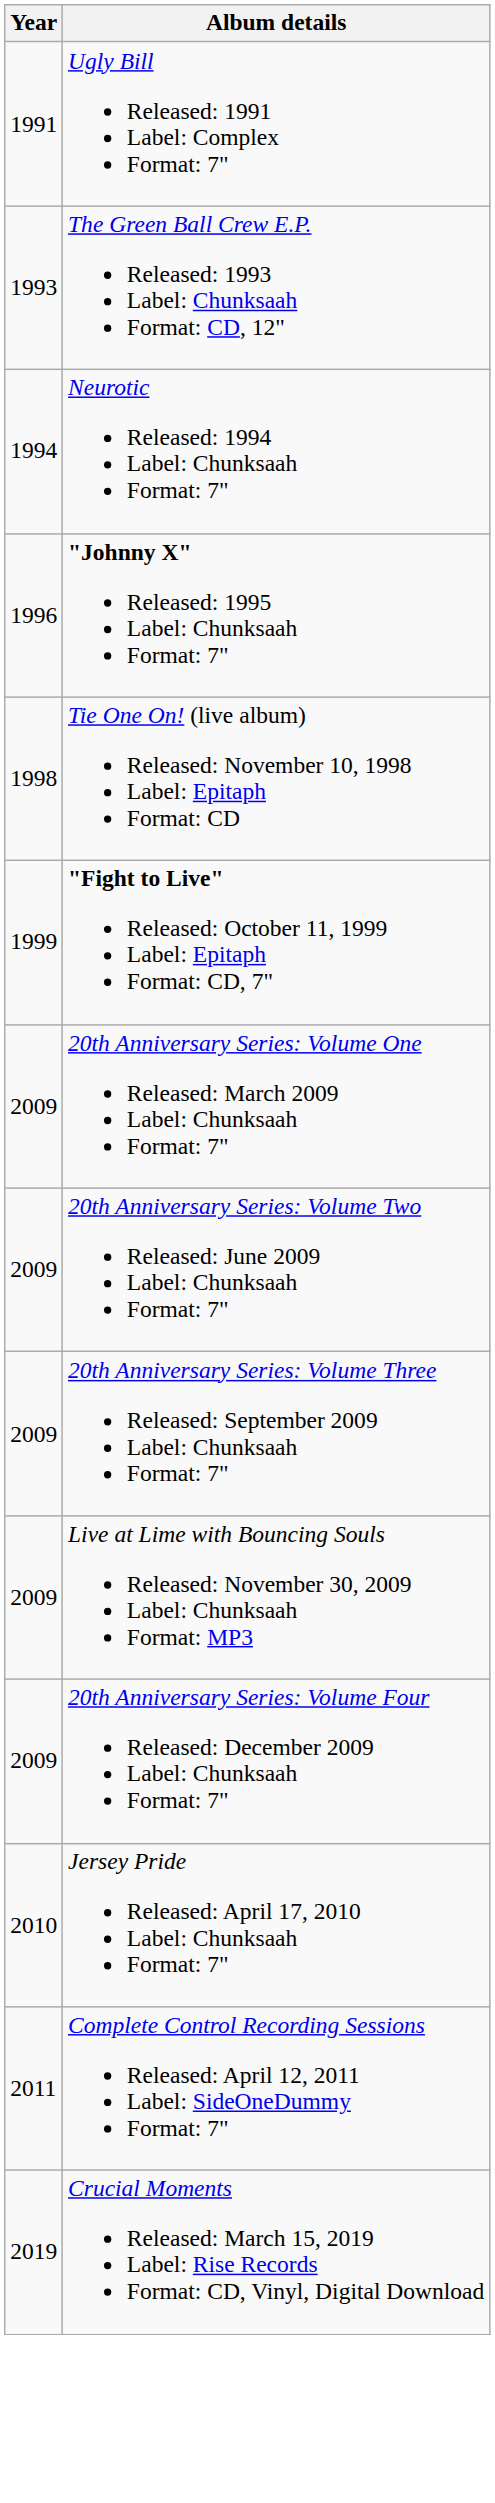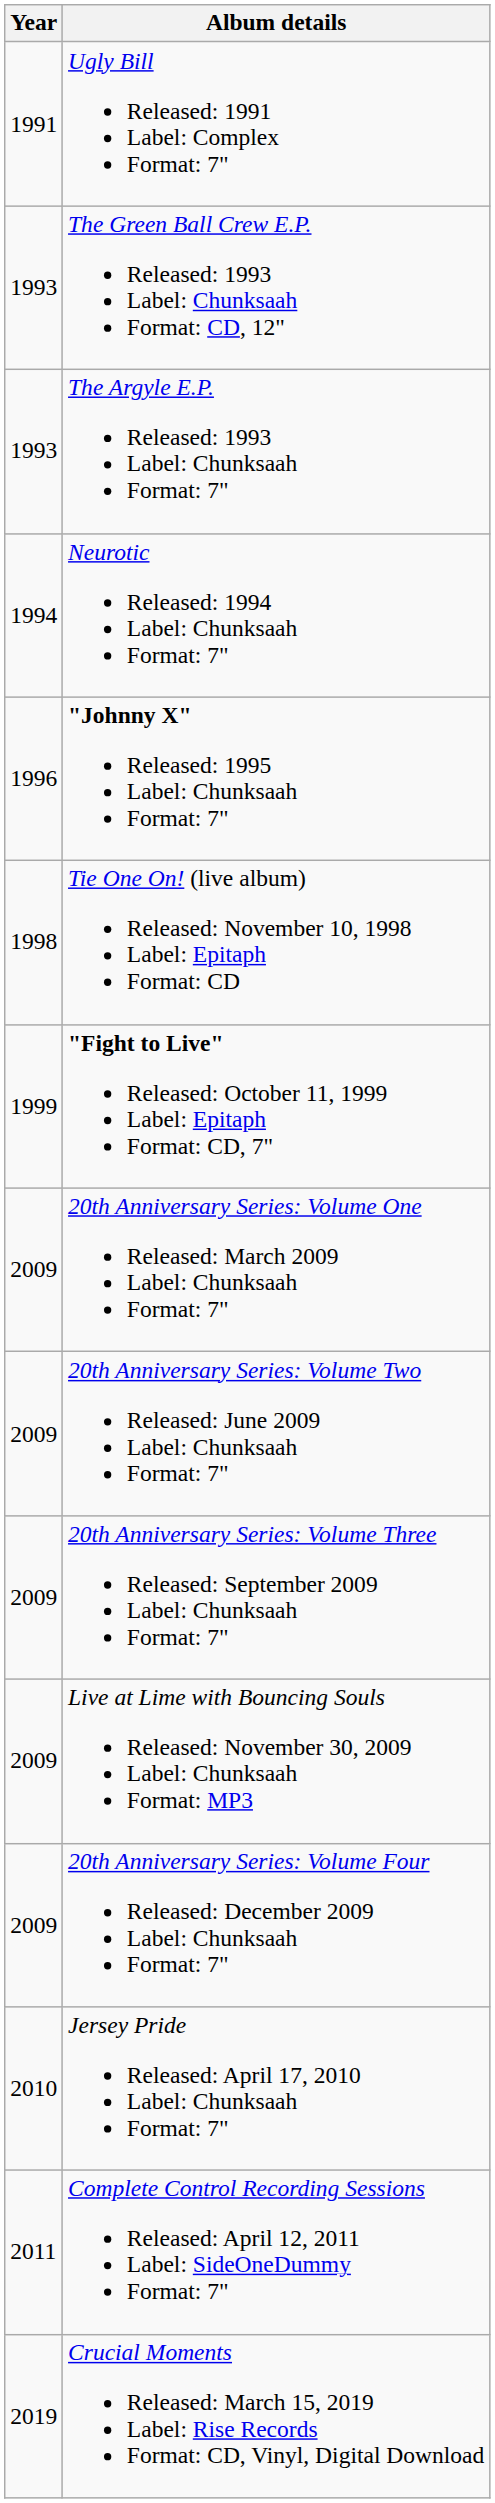+ row: (276, 440)
